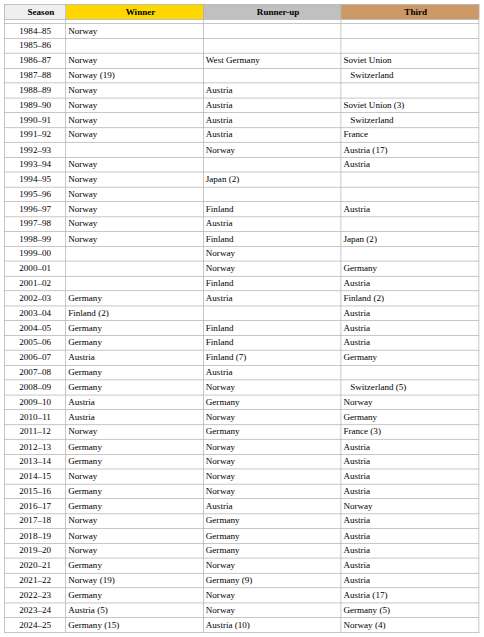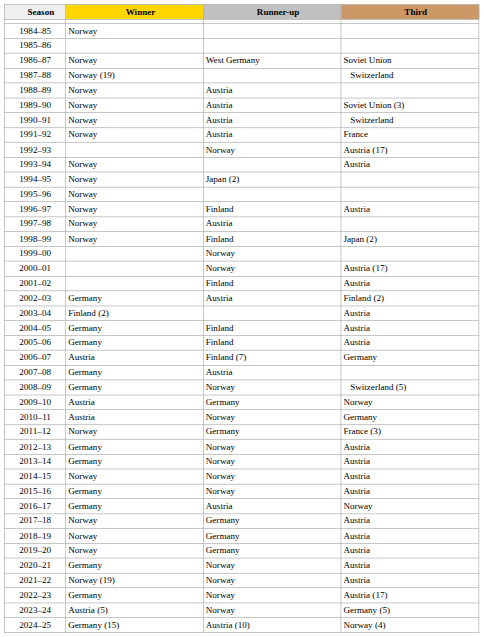(360, 268) Germany -> (365, 268) Austria (17)
(229, 580) Germany (9) -> (220, 580) Norway
